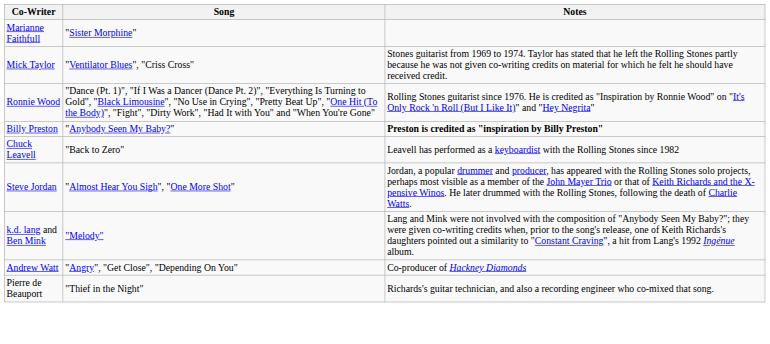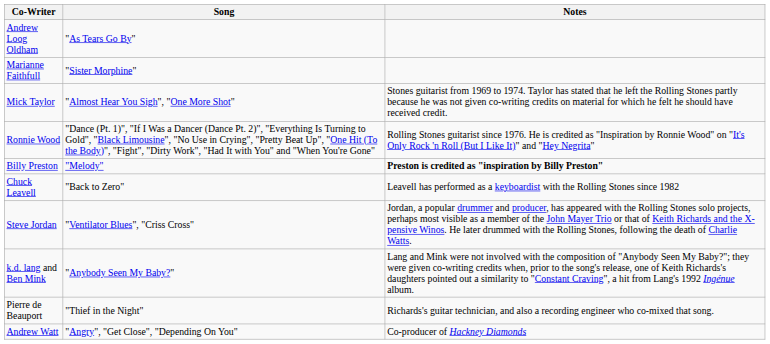+ row: (22, 38)
(130, 65) "Ventilator Blues", "Criss Cross" -> (150, 102) "Almost Hear You Sigh", "One More Shot"
(120, 129) "Anybody Seen My Baby?" -> (84, 166) "Melody"
(150, 187) "Almost Hear You Sigh", "One More Shot" -> (130, 224) "Ventilator Blues", "Criss Cross"
(84, 235) "Melody" -> (120, 273) "Anybody Seen My Baby?"
rows swapped: (24, 288) <-> (32, 267)
